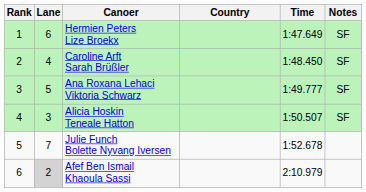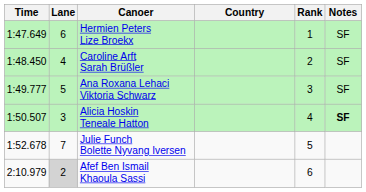columns swapped: (19, 12) <-> (302, 12)
(343, 117) normal -> (343, 117) bold
